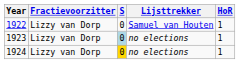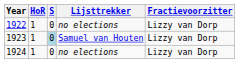columns swapped: (225, 11) <-> (73, 11)
(171, 25) Samuel van Houten -> (88, 25) no elections
(158, 38) no elections -> (101, 38) Samuel van Houten
(122, 52) gold background -> (52, 52) no background
